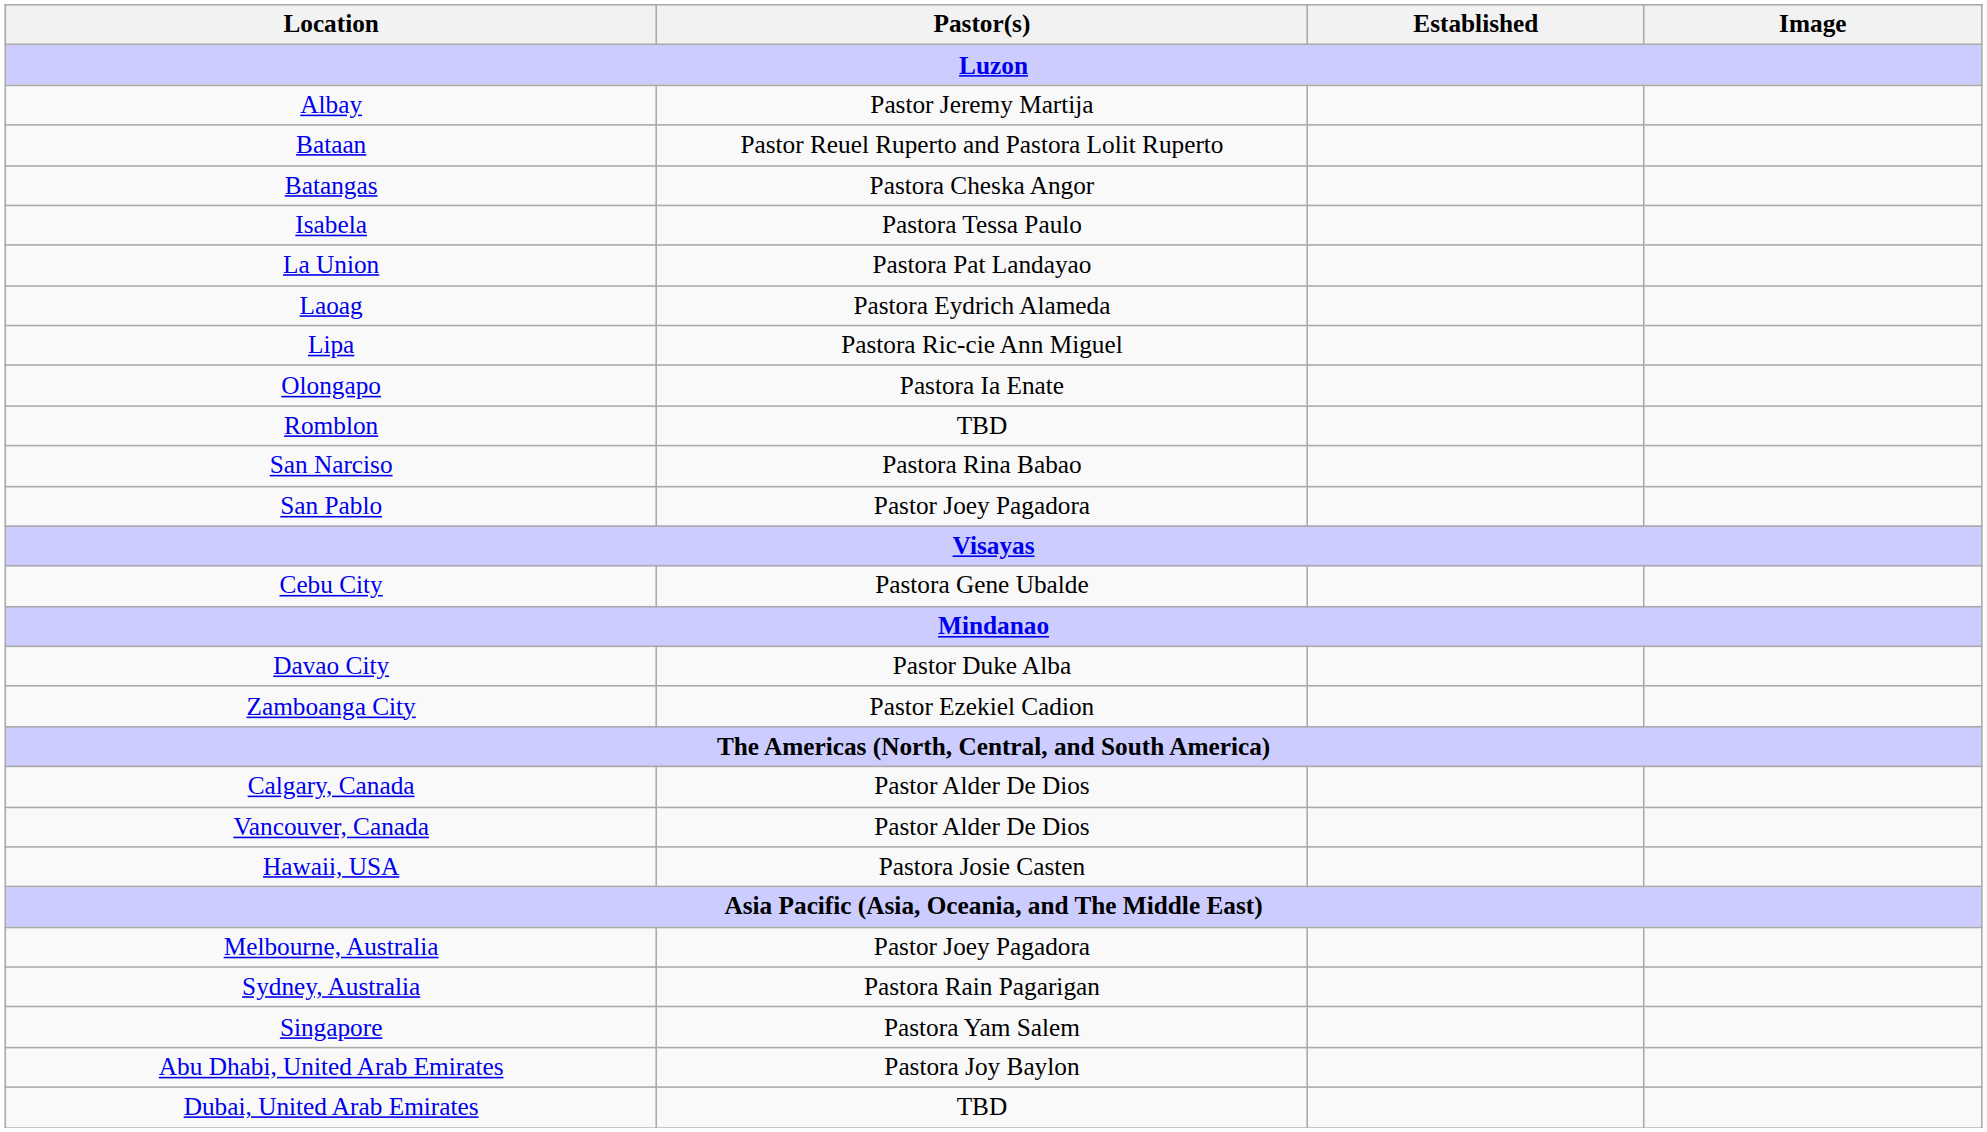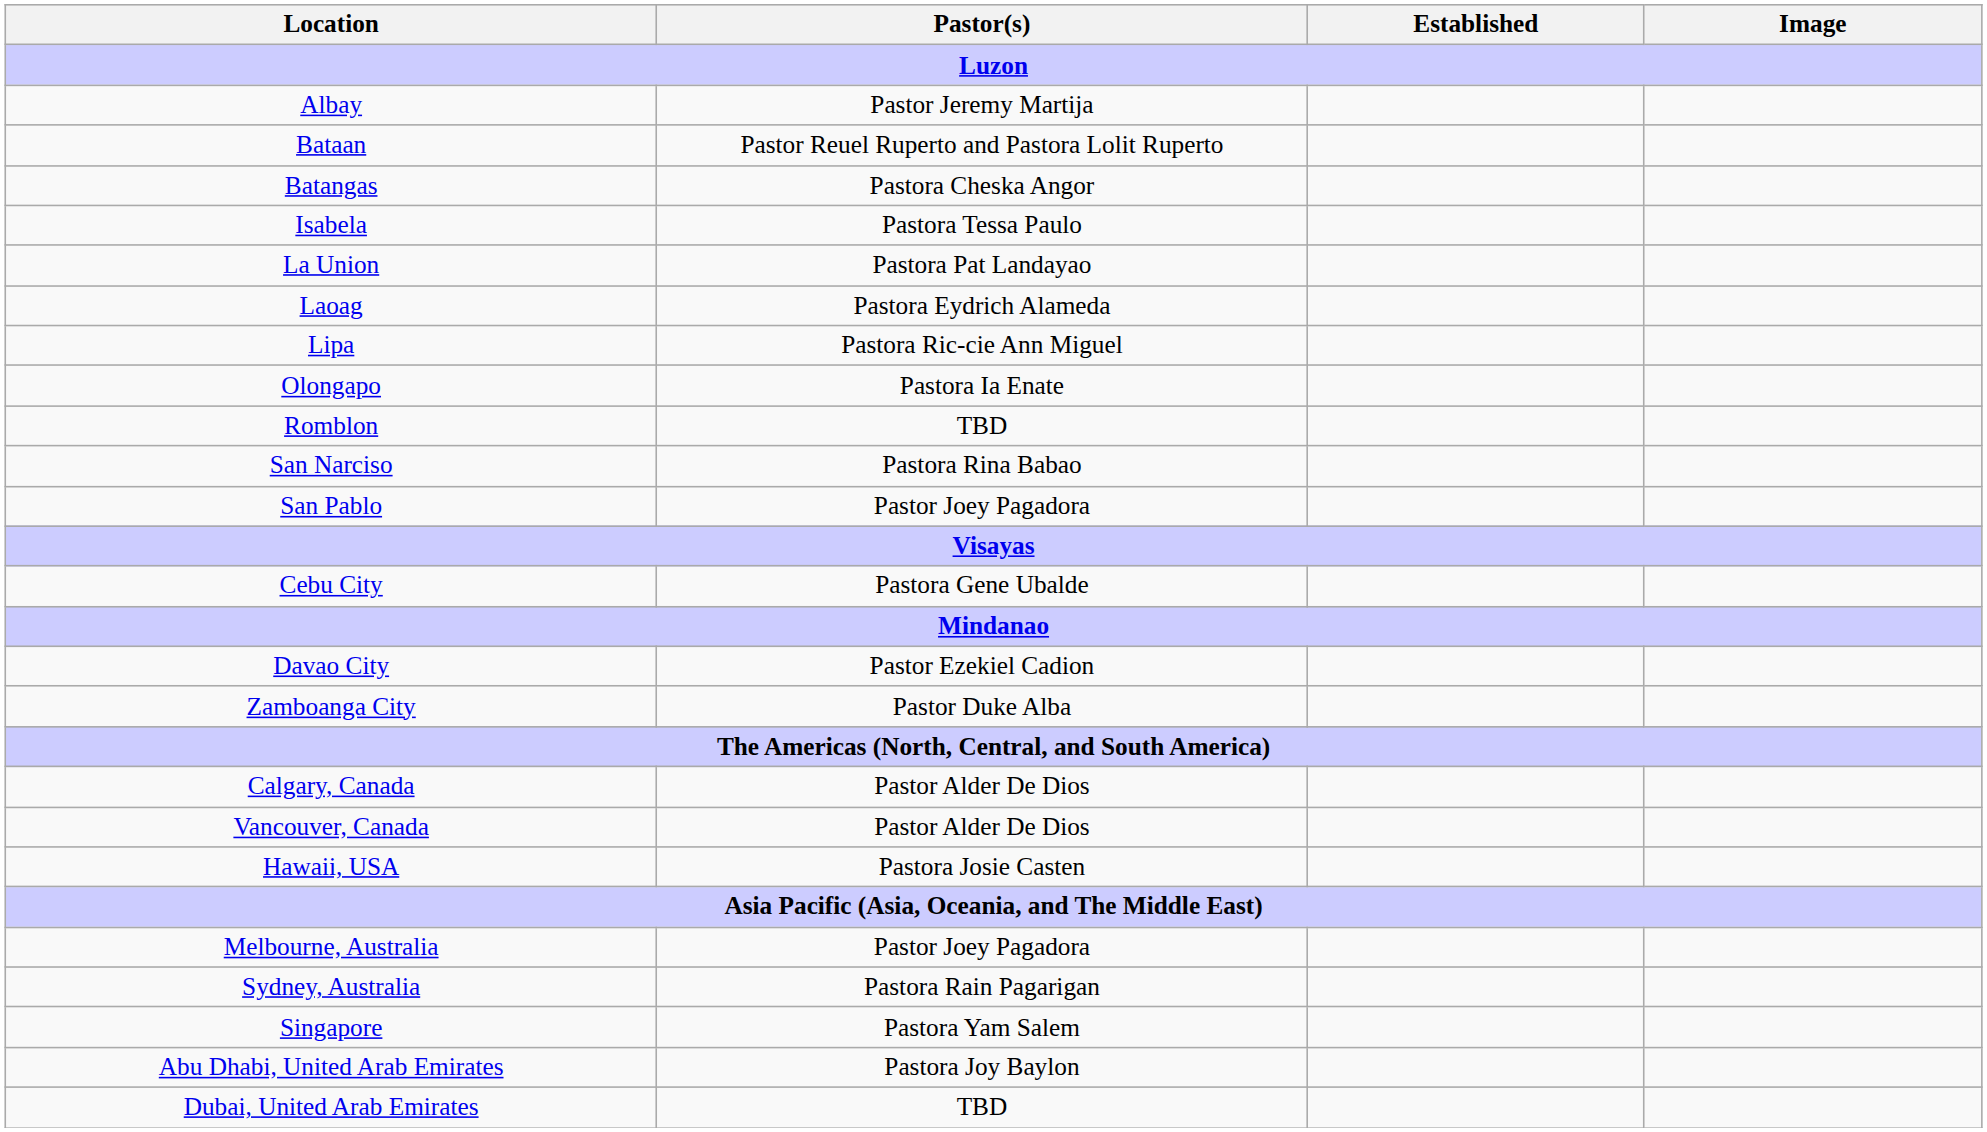(982, 666) Pastor Duke Alba -> (982, 666) Pastor Ezekiel Cadion
(982, 706) Pastor Ezekiel Cadion -> (982, 706) Pastor Duke Alba
